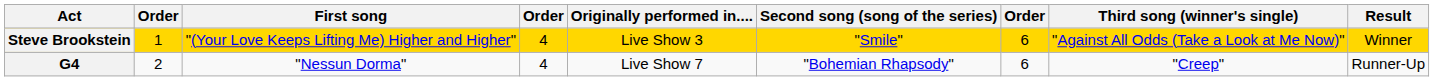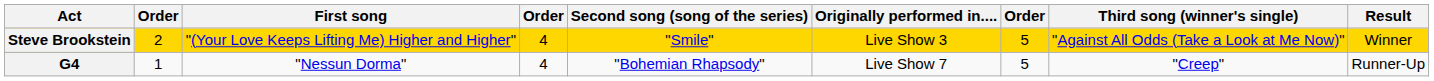columns swapped: (879, 16) <-> (662, 16)
(158, 40) 1 -> (158, 40) 2
(1025, 40) 6 -> (1025, 40) 5
(158, 64) 2 -> (158, 64) 1
(1025, 64) 6 -> (1025, 64) 5
